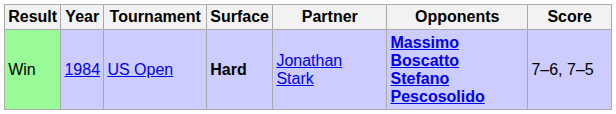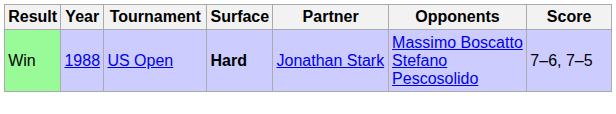(82, 69) 1984 -> (82, 60) 1988
(438, 69) bold -> (457, 60) normal
